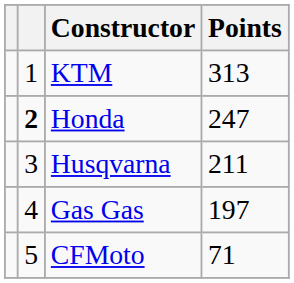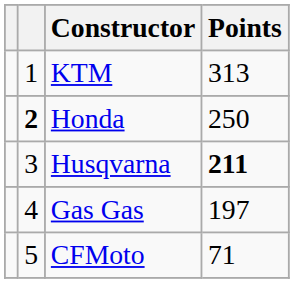(229, 118) 247 -> (229, 118) 250
(228, 164) normal -> (228, 164) bold
